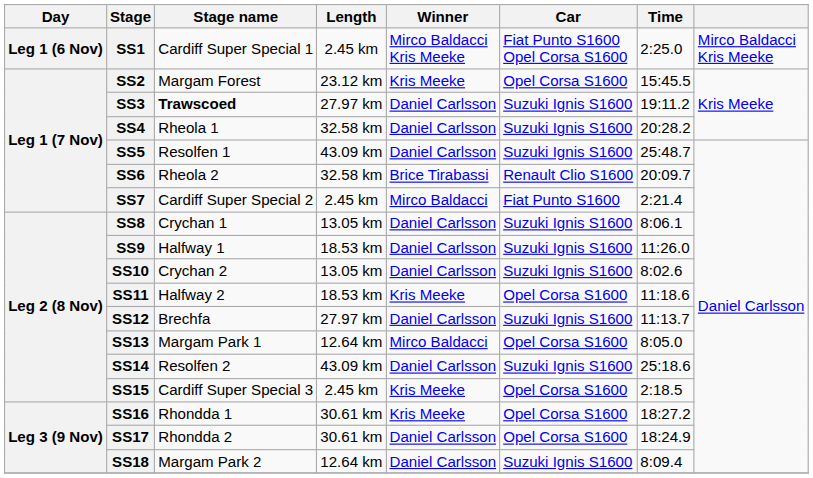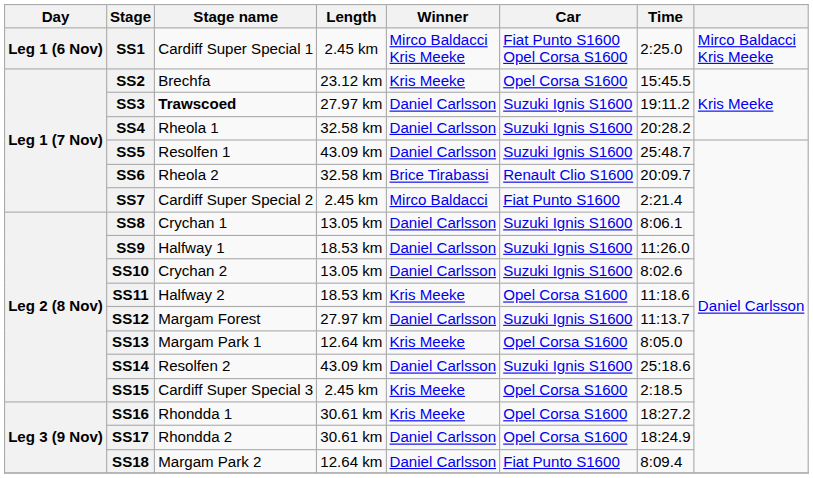(209, 80) Margam Forest -> (184, 80) Brechfa
(184, 318) Brechfa -> (209, 318) Margam Forest
(439, 342) Mirco Baldacci -> (427, 342) Kris Meeke
(568, 461) Suzuki Ignis S1600 -> (561, 461) Fiat Punto S1600
